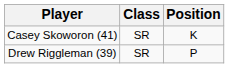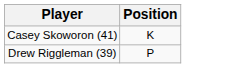- column: (142, 15)
